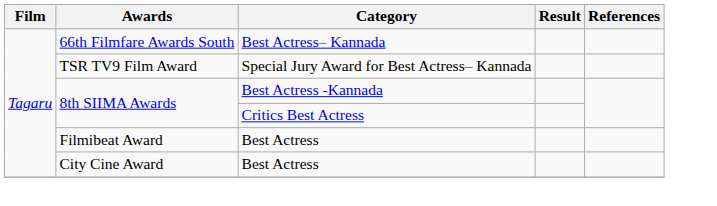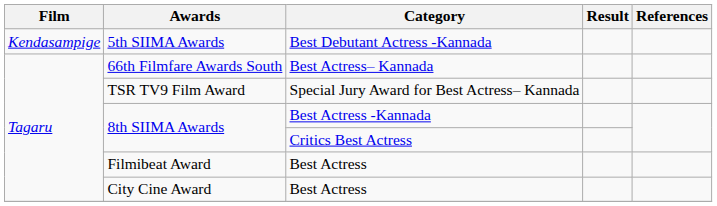+ row: (166, 41)
